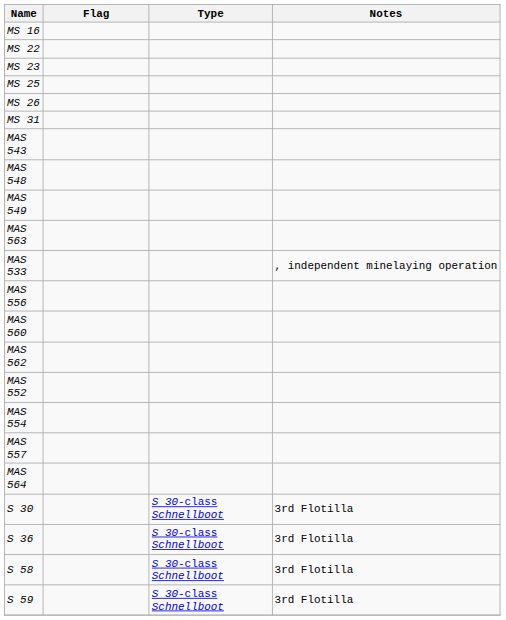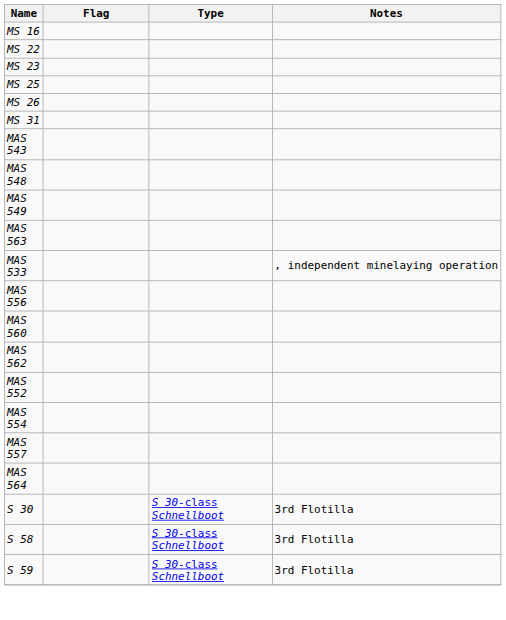- row: (20, 539)
